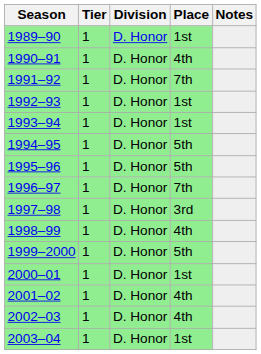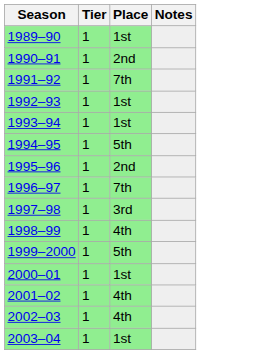- column: (140, 15)
(183, 58) 4th -> (124, 58) 2nd
(183, 166) 5th -> (124, 166) 2nd
